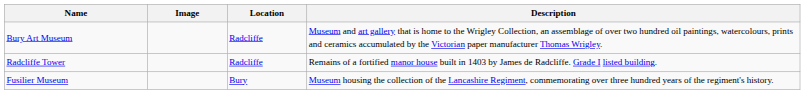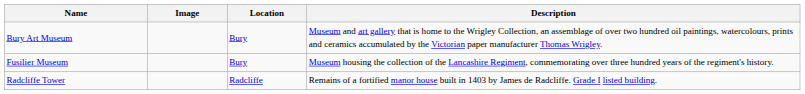(246, 38) Radcliffe -> (238, 38) Bury
rows swapped: (37, 80) <-> (36, 62)
